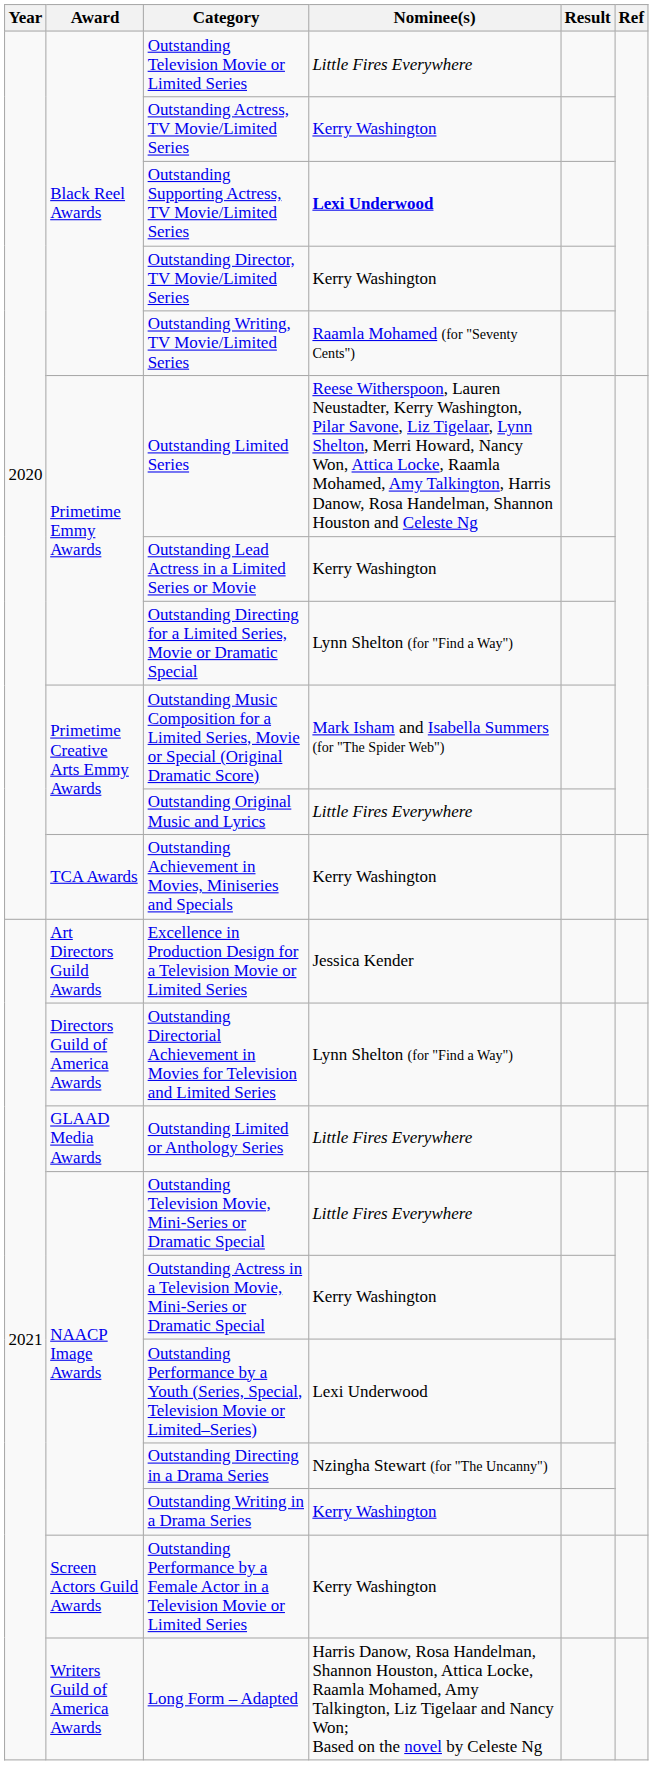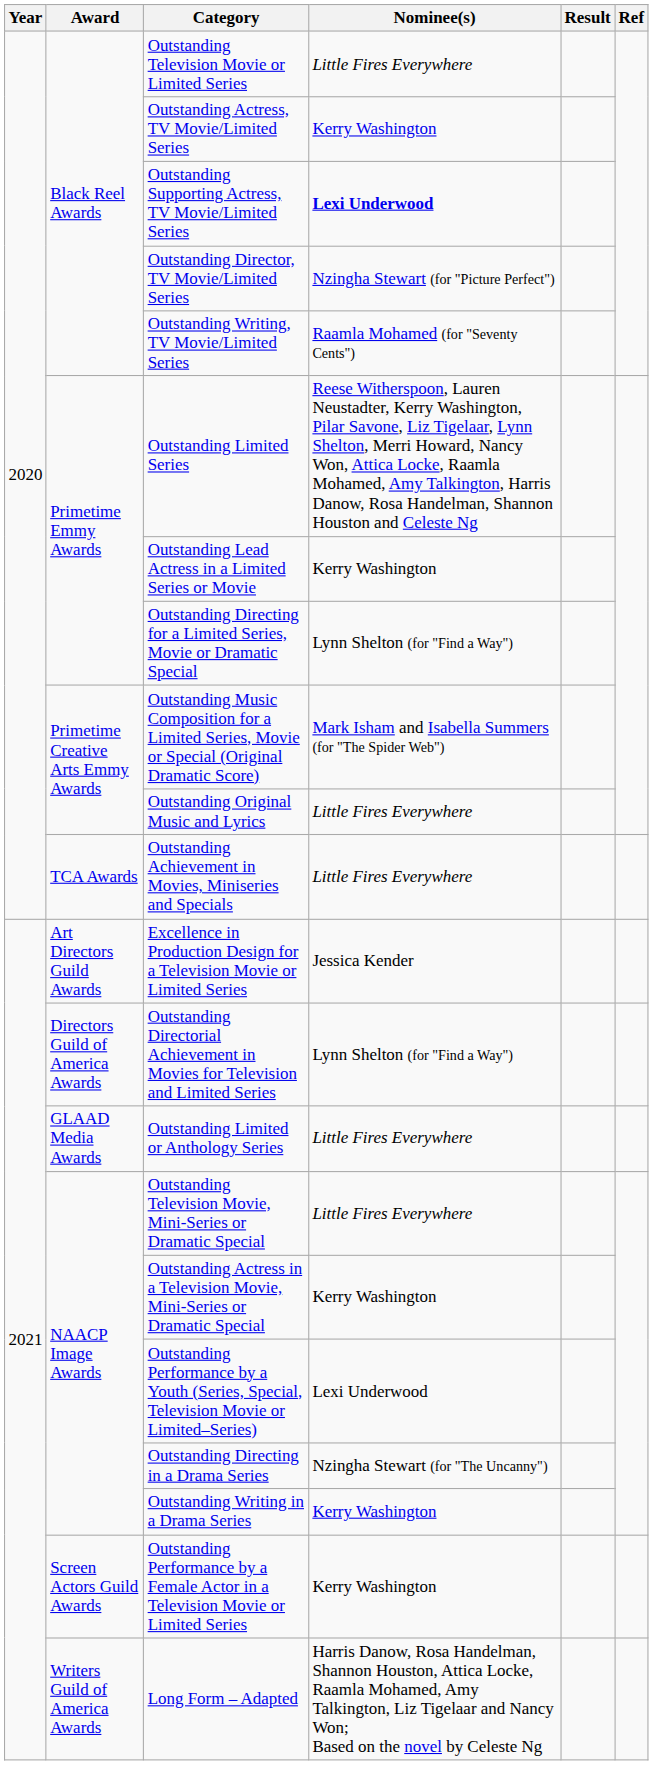(374, 278) Kerry Washington -> (434, 278) Nzingha Stewart (for "Picture Perfect")
(374, 876) Kerry Washington -> (392, 876) Little Fires Everywhere
